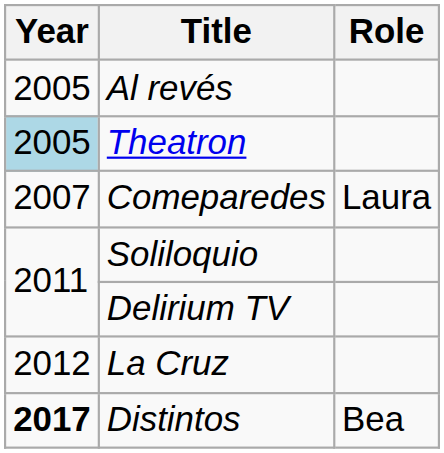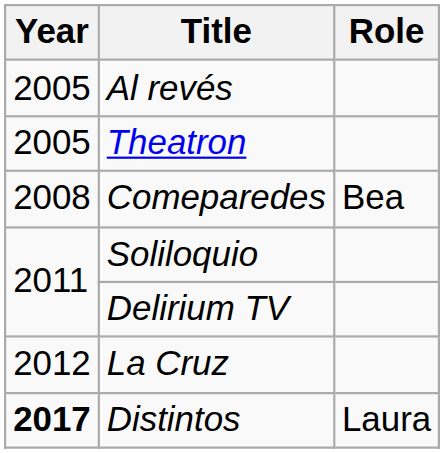(52, 142) lightblue background -> (52, 142) no background
(52, 198) 2007 -> (52, 198) 2008
(387, 198) Laura -> (373, 198) Bea
(373, 419) Bea -> (387, 419) Laura
